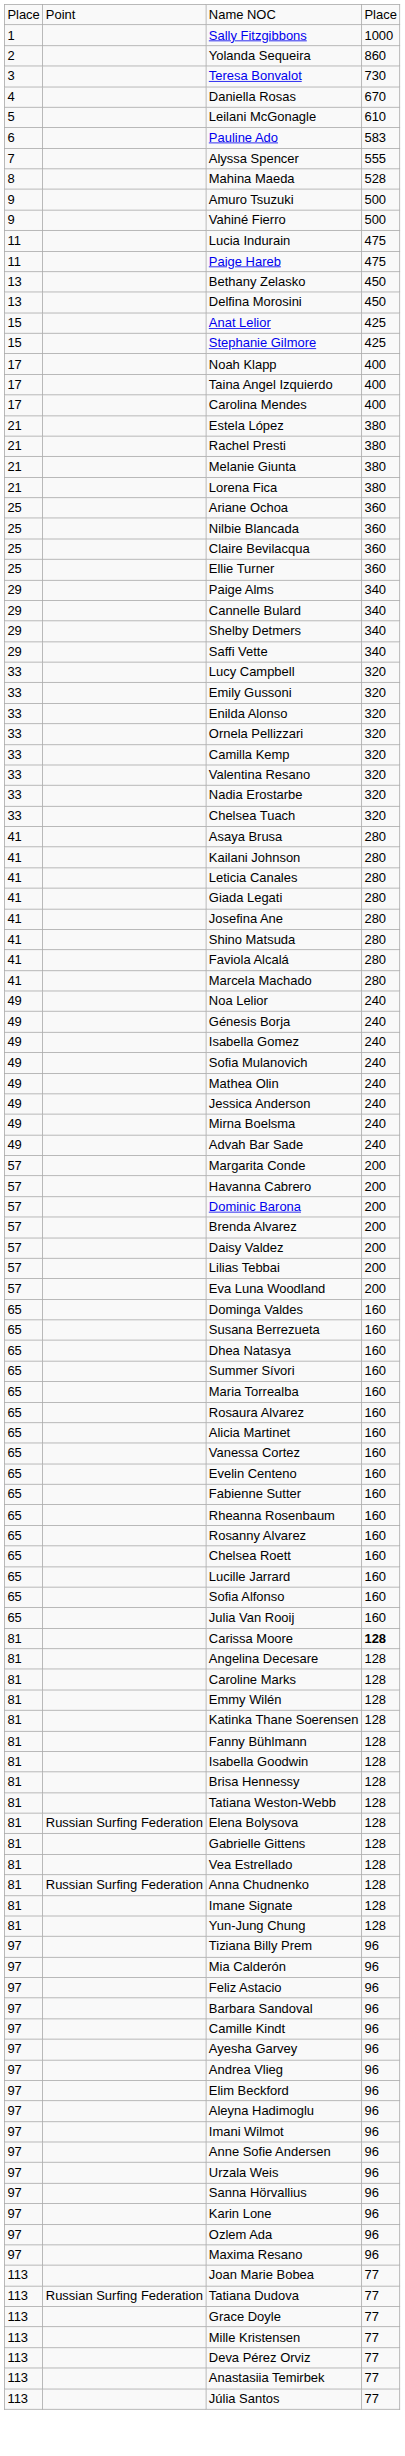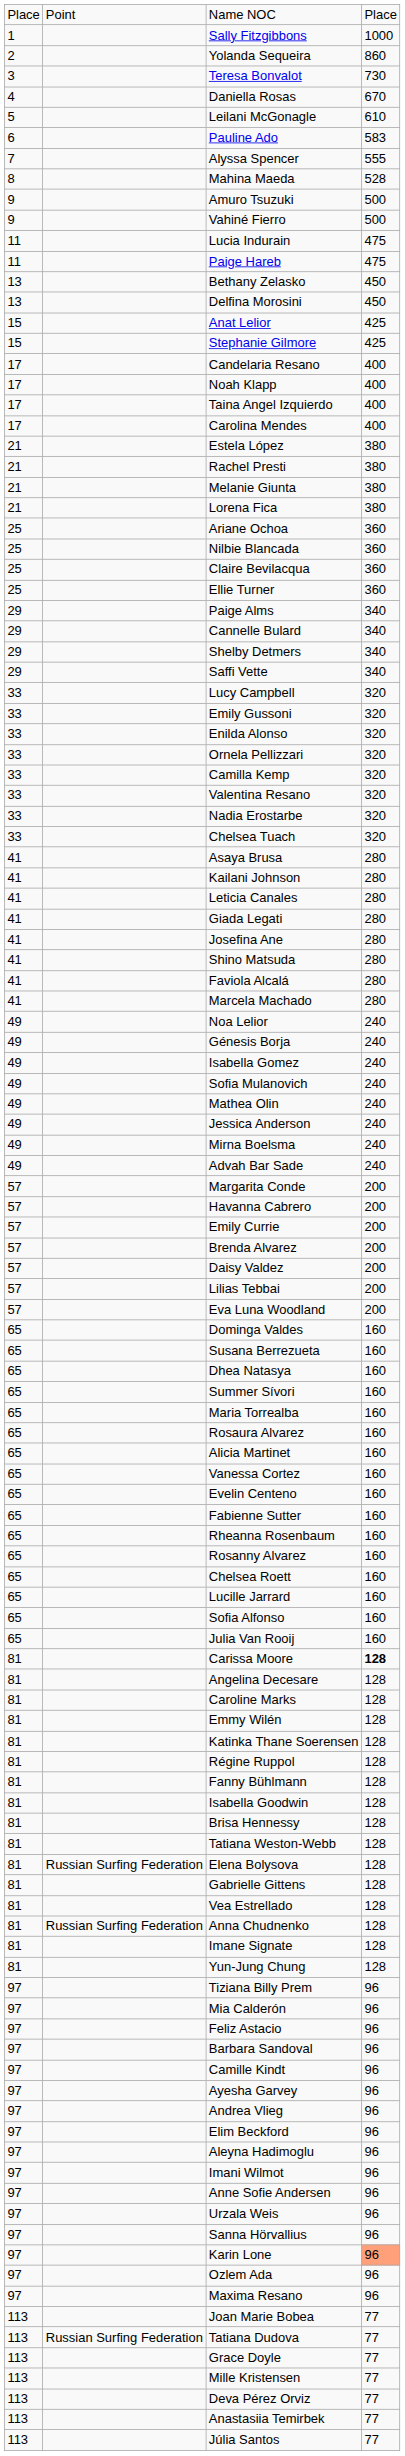+ row: (264, 364)
+ row: (244, 1227)
- row: (255, 1206)
+ row: (252, 1761)
(372, 2214) no background -> (372, 2255) lightsalmon background
